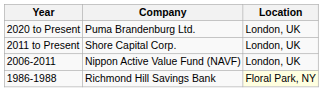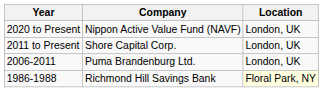(140, 29) Puma Brandenburg Ltd. -> (163, 29) Nippon Active Value Fund (NAVF)
(163, 62) Nippon Active Value Fund (NAVF) -> (140, 62) Puma Brandenburg Ltd.
